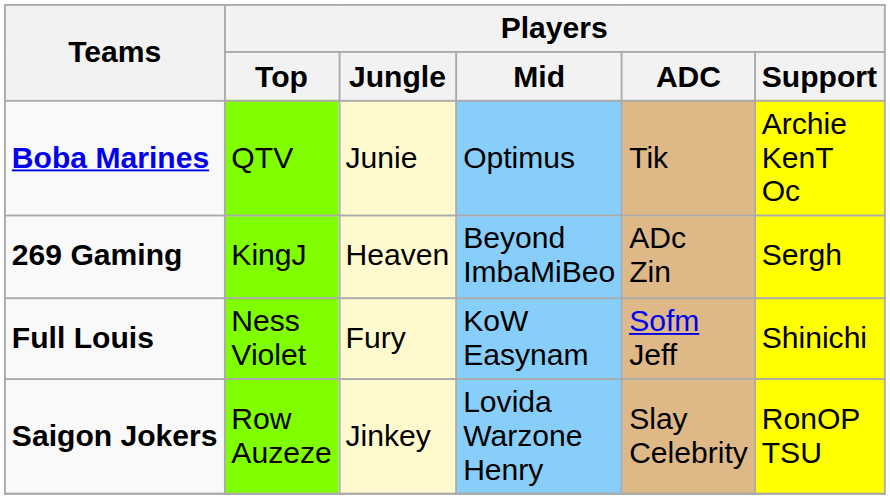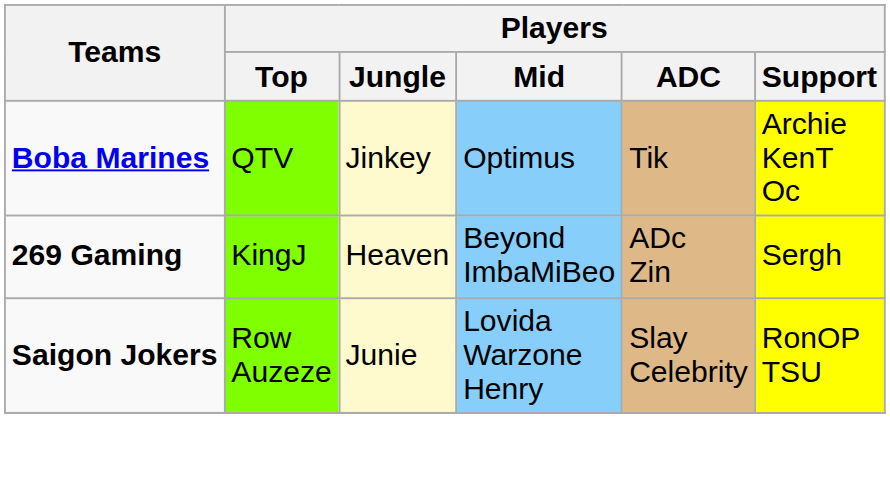(382, 157) Junie -> (388, 157) Jinkey
- row: (83, 337)
(388, 436) Jinkey -> (382, 354) Junie
